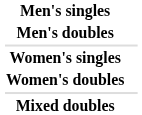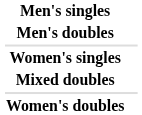rows swapped: (65, 80) <-> (65, 105)
